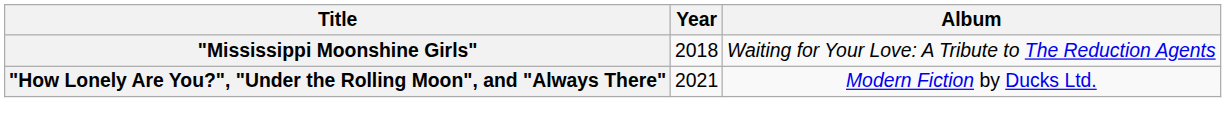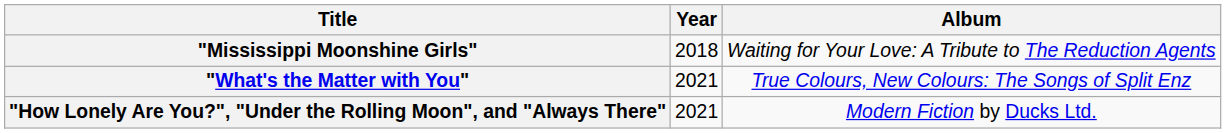+ row: (338, 81)
